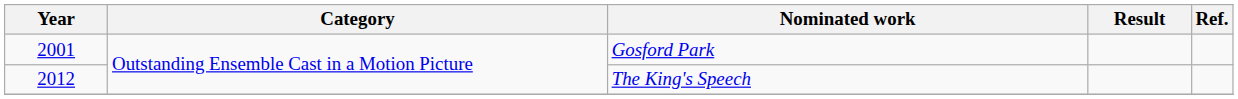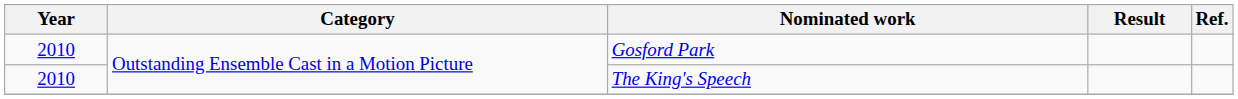(56, 49) 2001 -> (56, 49) 2010
(56, 79) 2012 -> (56, 79) 2010
